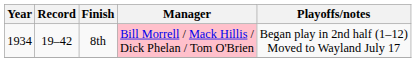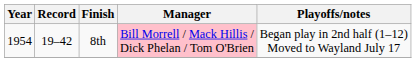(20, 40) 1934 -> (20, 40) 1954
